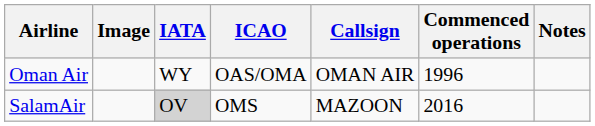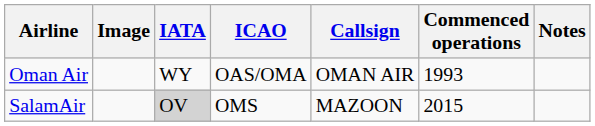(443, 74) 1996 -> (443, 74) 1993
(443, 105) 2016 -> (443, 105) 2015
